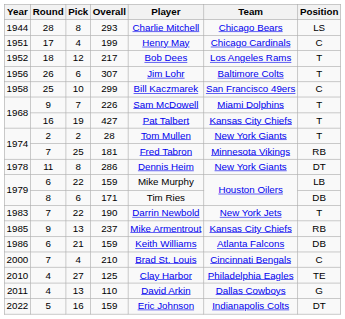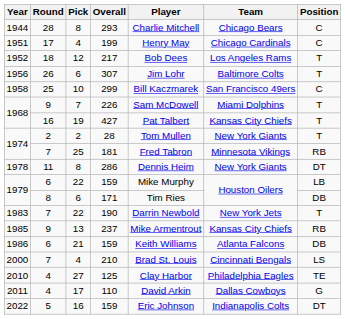(319, 27) LS -> (319, 27) C
(319, 259) C -> (319, 259) LS
(78, 290) 13 -> (78, 290) 17
